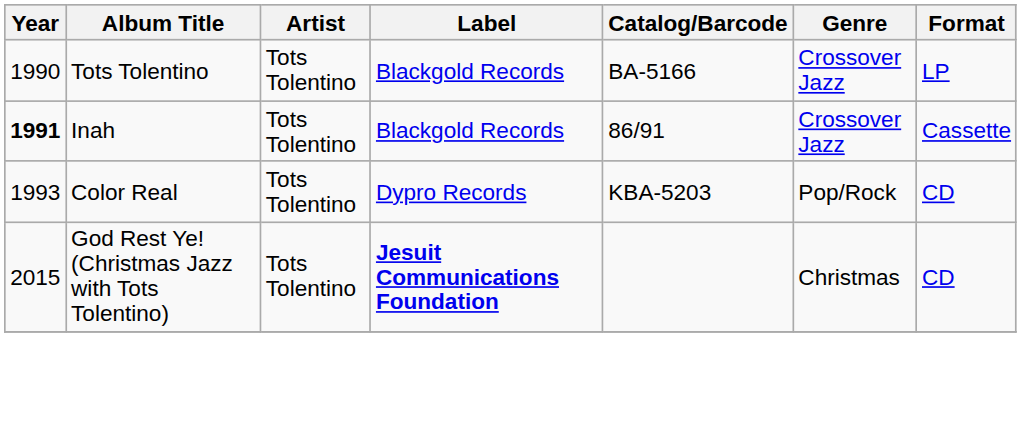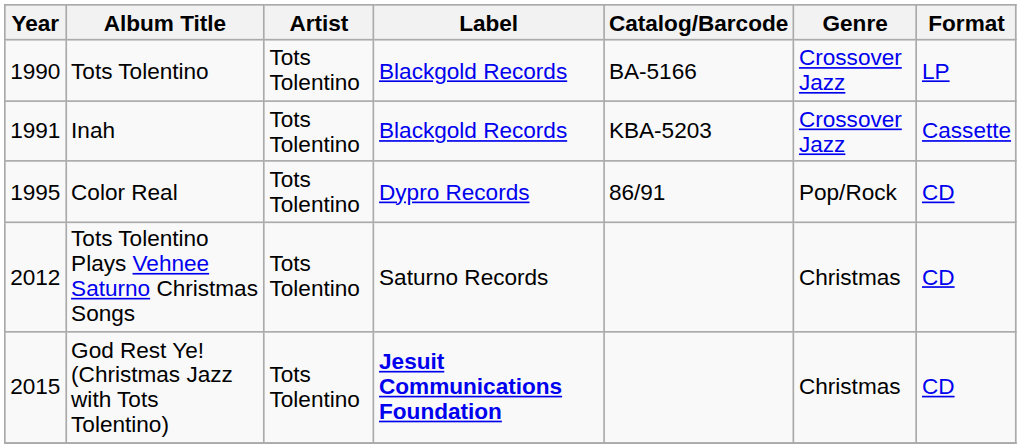(35, 131) bold -> (35, 131) normal
(637, 131) 86/91 -> (660, 131) KBA-5203
(35, 191) 1993 -> (35, 191) 1995
(660, 191) KBA-5203 -> (637, 191) 86/91
+ row: (165, 277)
